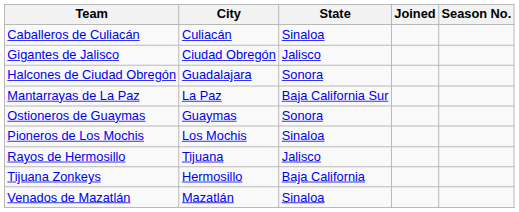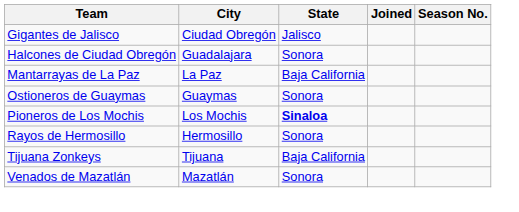- row: (74, 34)
(335, 95) Baja California Sur -> (323, 75) Baja California
(303, 136) normal -> (305, 116) bold
(203, 156) Tijuana -> (212, 136) Hermosillo
(301, 156) Jalisco -> (302, 136) Sonora
(212, 177) Hermosillo -> (203, 156) Tijuana
(303, 197) Sinaloa -> (302, 177) Sonora
